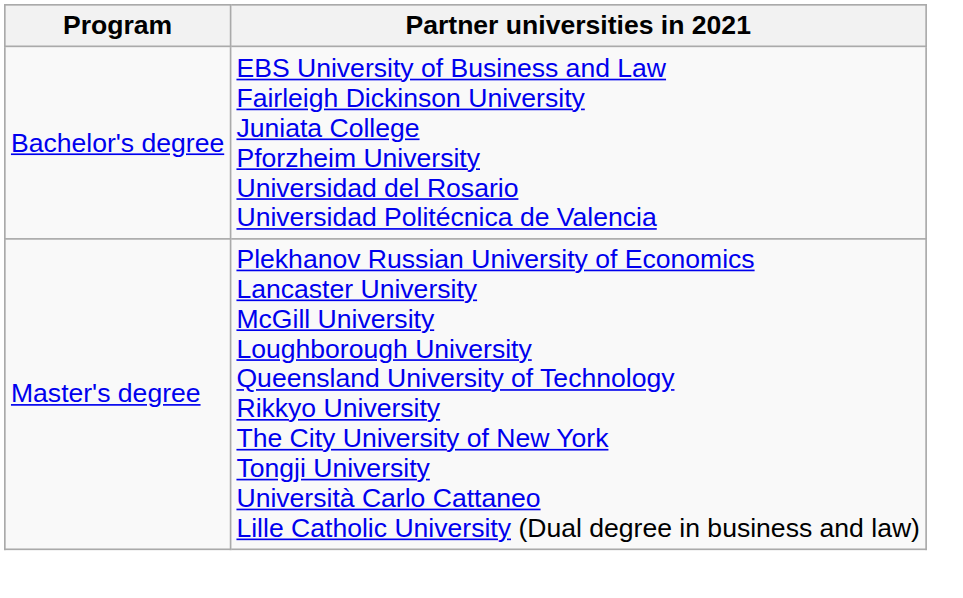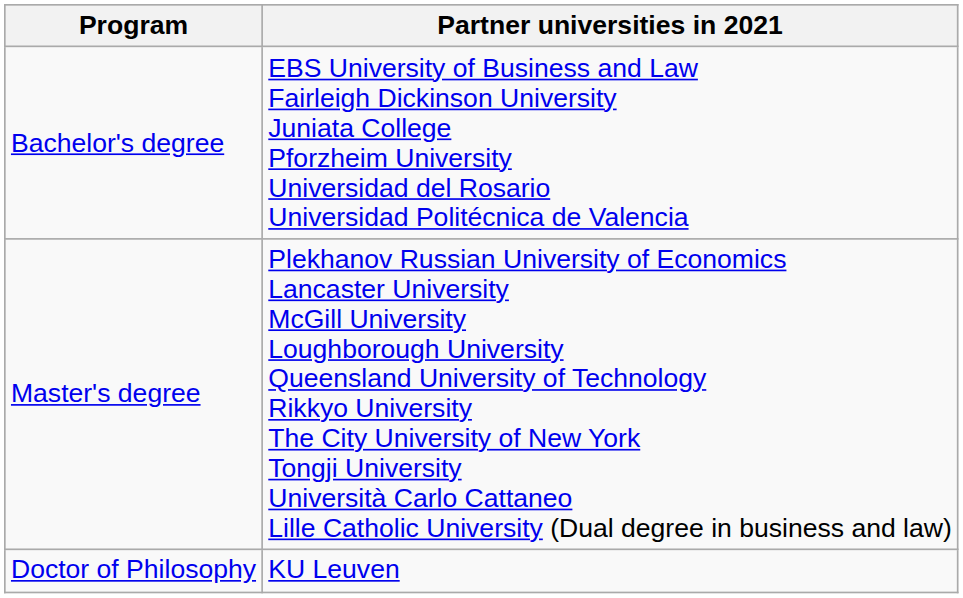+ row: (133, 570)
